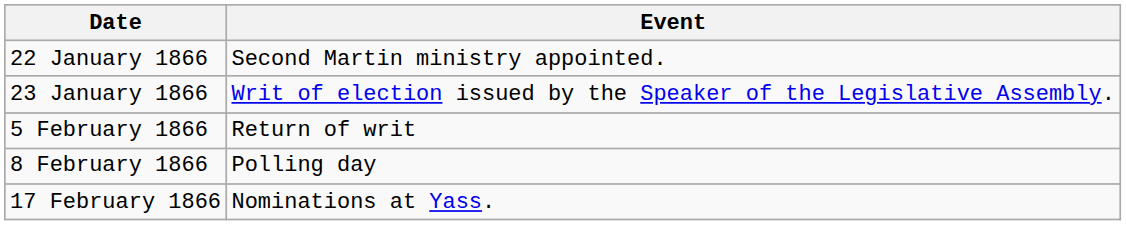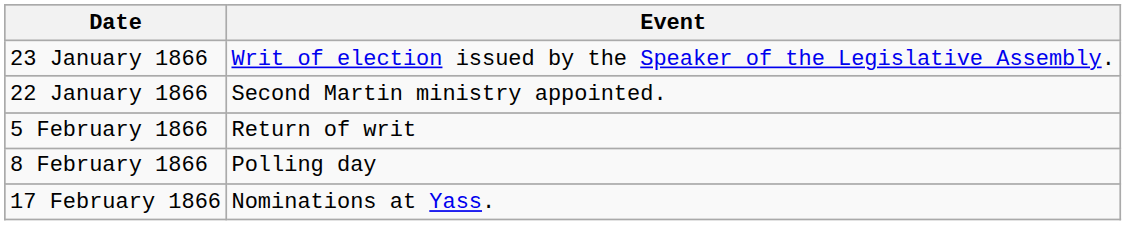rows swapped: (109, 59) <-> (109, 94)
